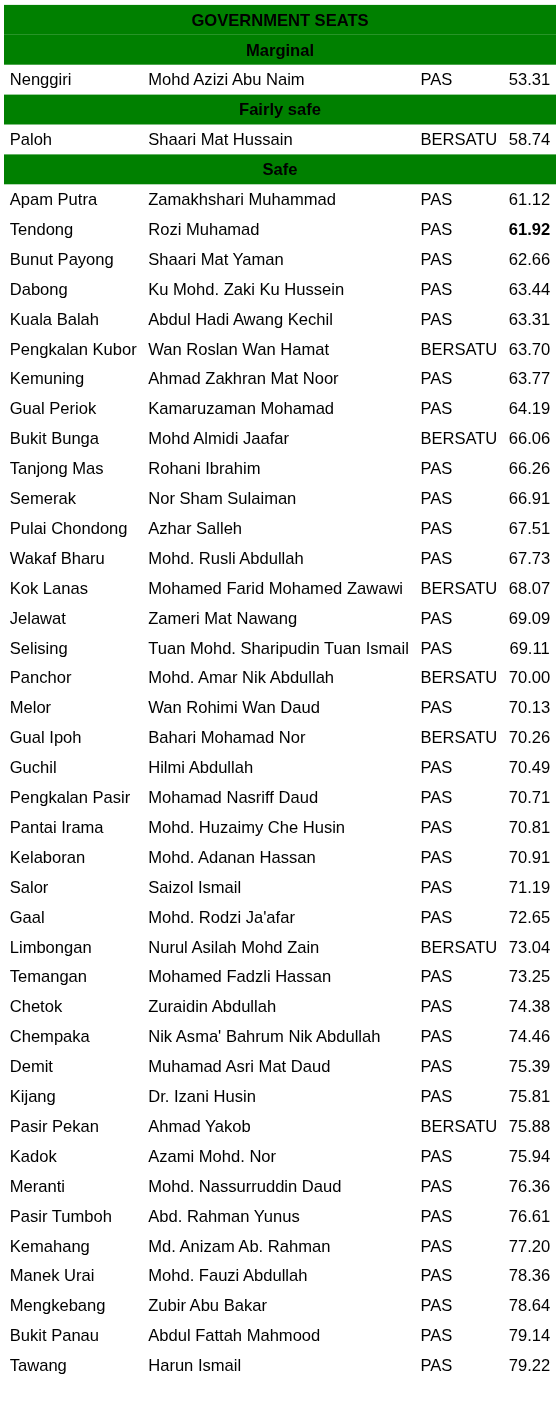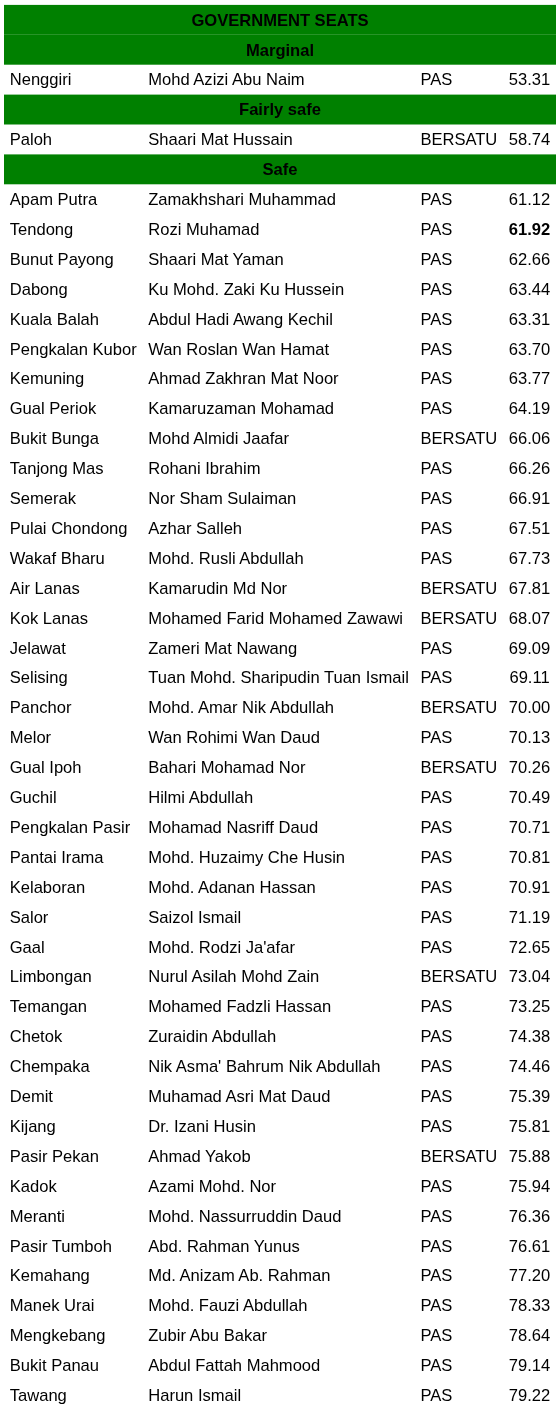(459, 348) BERSATU -> (436, 348) PAS
+ row: (45, 588)
(530, 1275) 78.36 -> (530, 1305) 78.33
